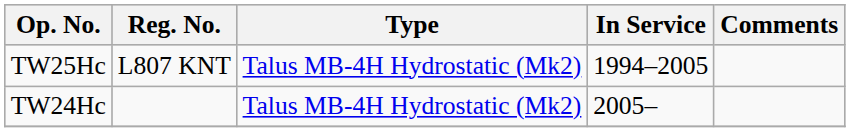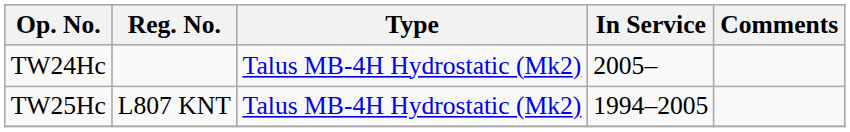rows swapped: (58, 65) <-> (58, 106)
